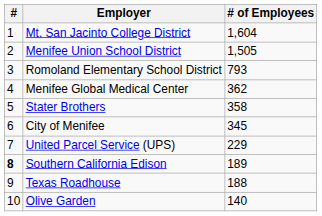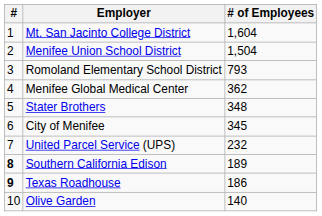(242, 51) 1,505 -> (242, 51) 1,504
(237, 107) 358 -> (237, 107) 348
(237, 145) 229 -> (237, 145) 232
(10, 182) normal -> (10, 182) bold
(237, 182) 188 -> (237, 182) 186
